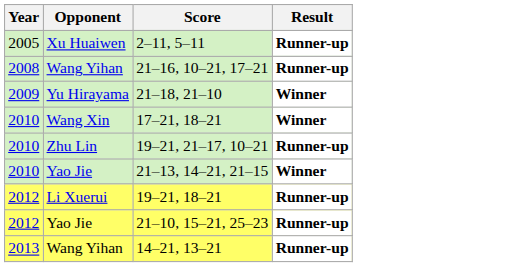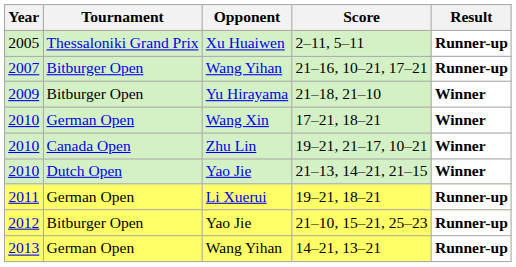+ column: (123, 17)
(24, 69) 2008 -> (24, 69) 2007
(312, 145) Runner-up -> (460, 145) Winner
(24, 197) 2012 -> (24, 197) 2011
